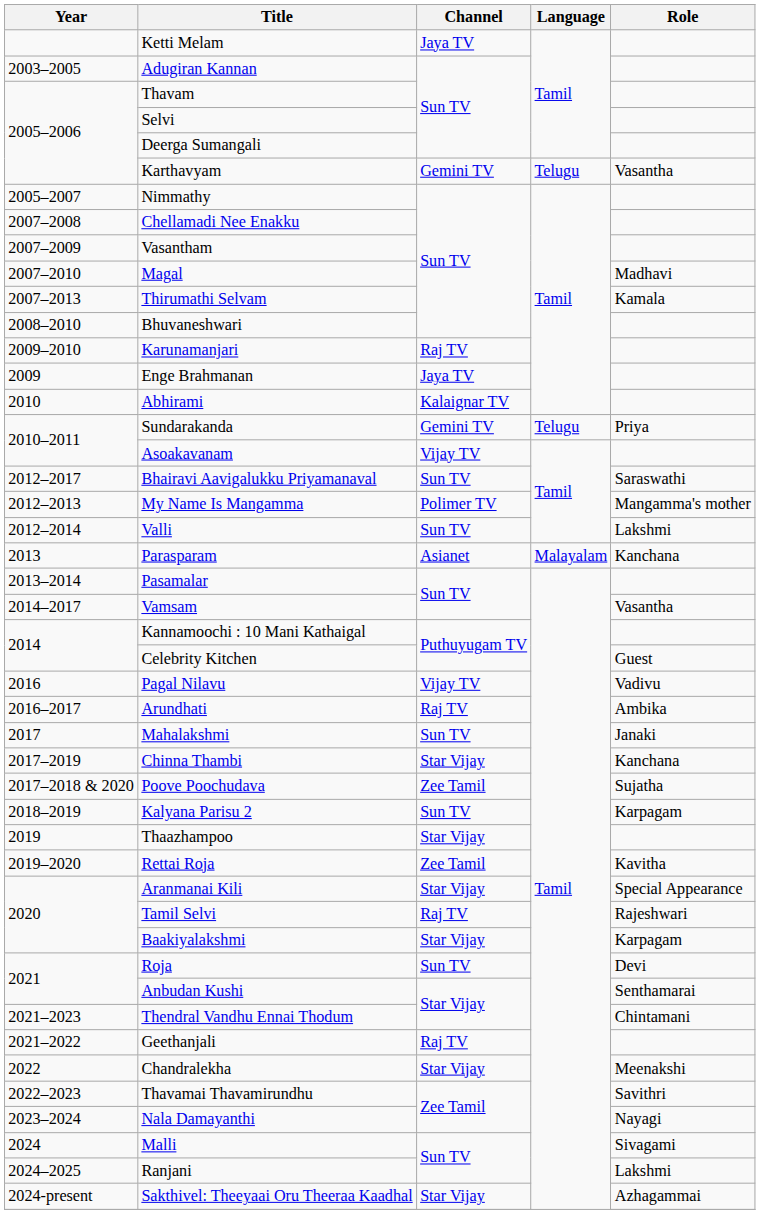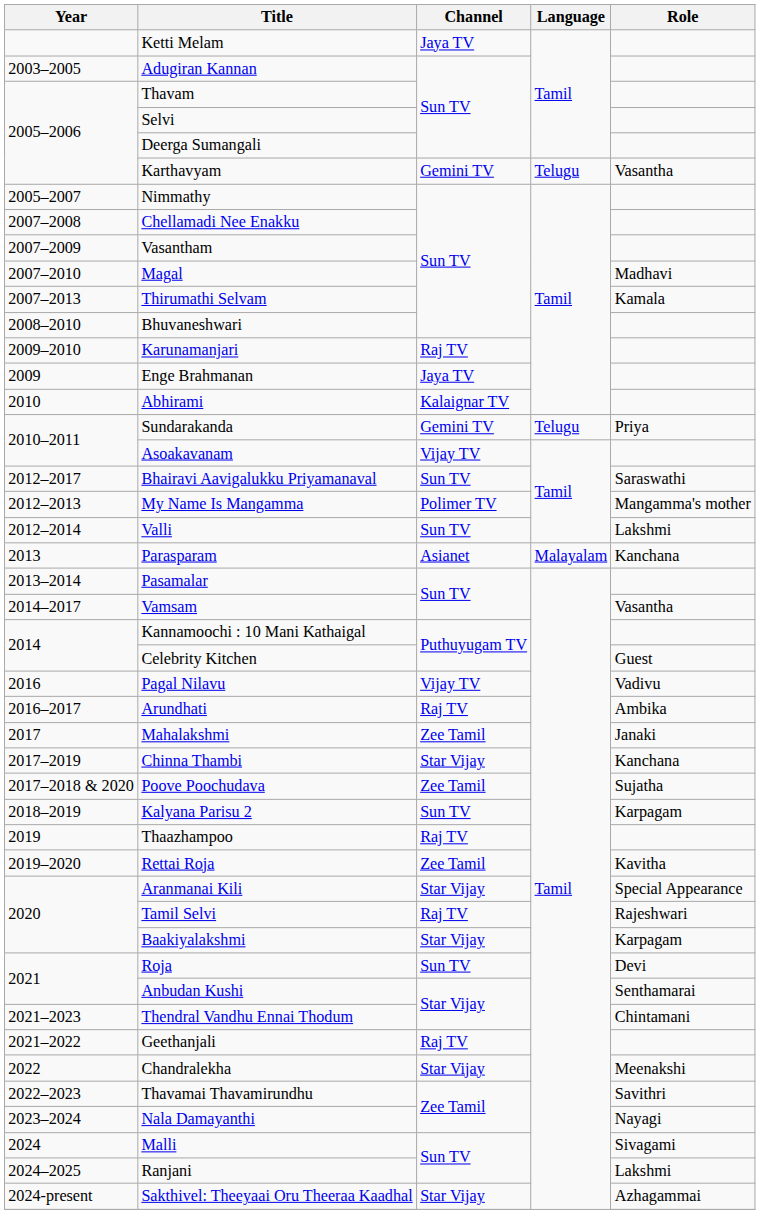(445, 734) Sun TV -> (453, 734) Zee Tamil
(452, 837) Star Vijay -> (444, 837) Raj TV
